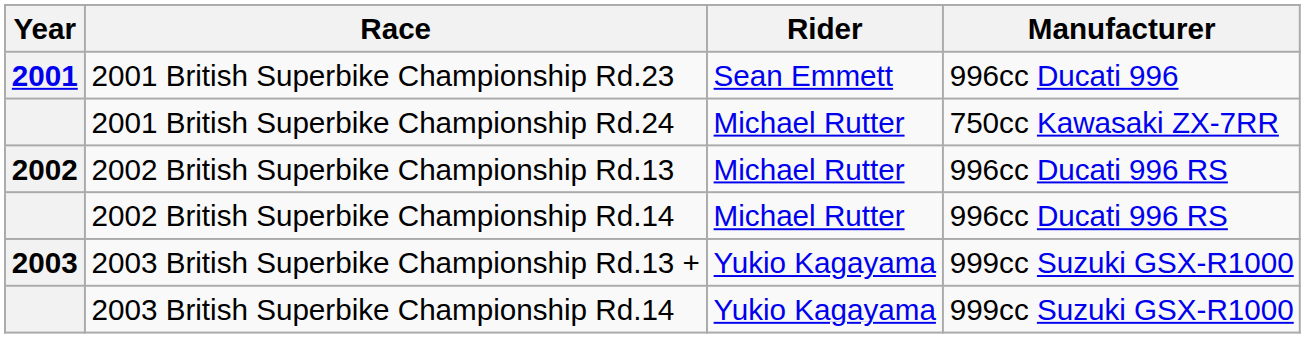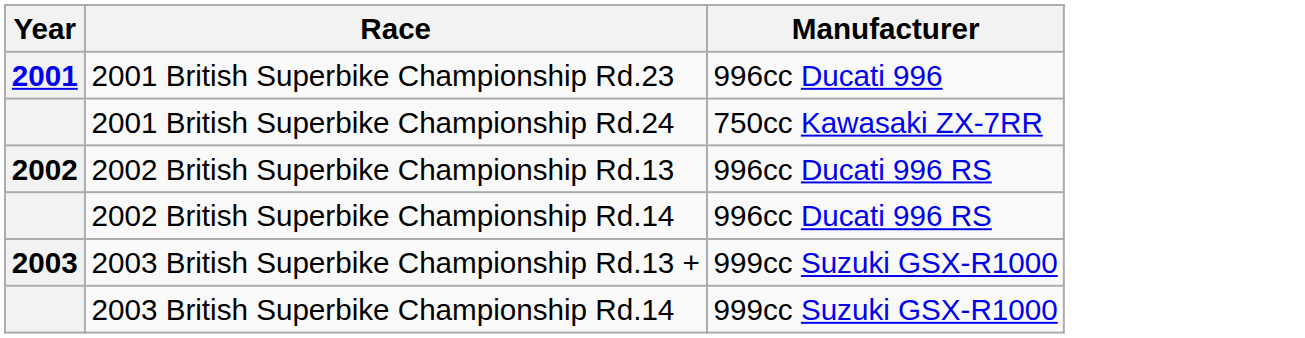- column: (825, 29)
